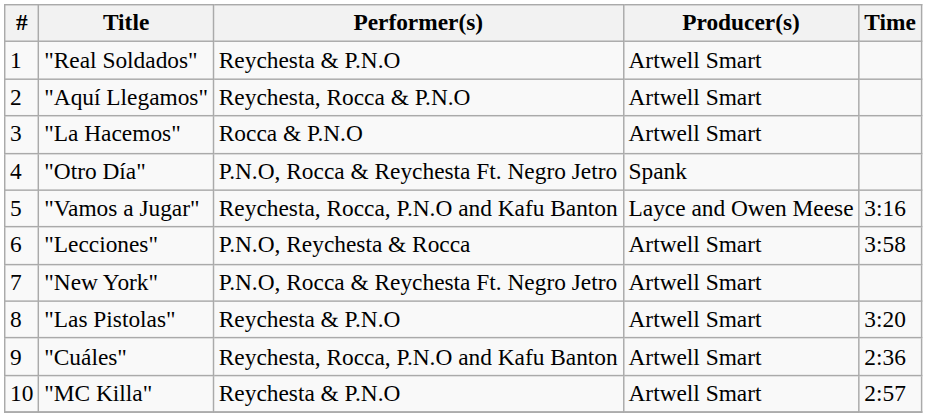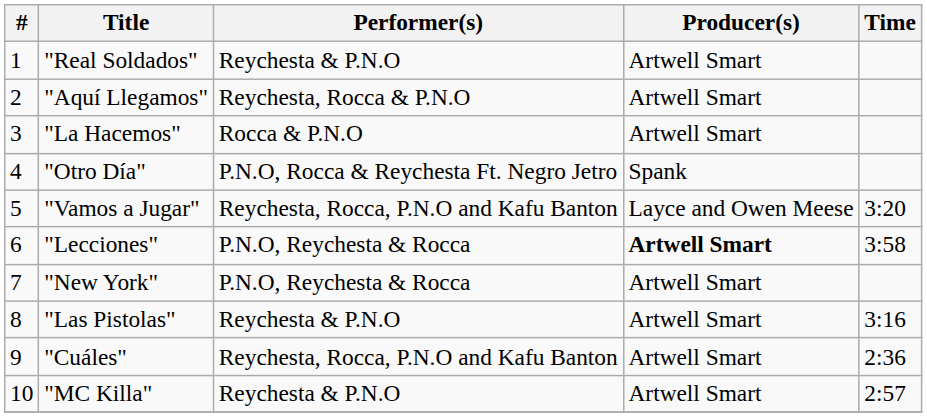(885, 208) 3:16 -> (885, 208) 3:20
(695, 245) normal -> (700, 245) bold
(418, 282) P.N.O, Rocca & Reychesta Ft. Negro Jetro -> (345, 282) P.N.O, Reychesta & Rocca
(885, 319) 3:20 -> (885, 319) 3:16
